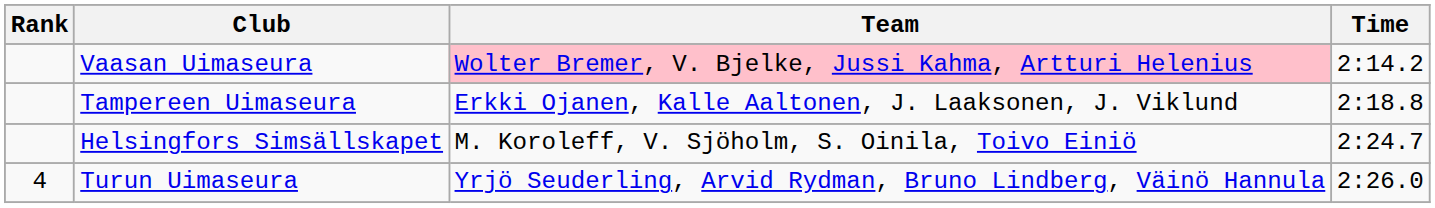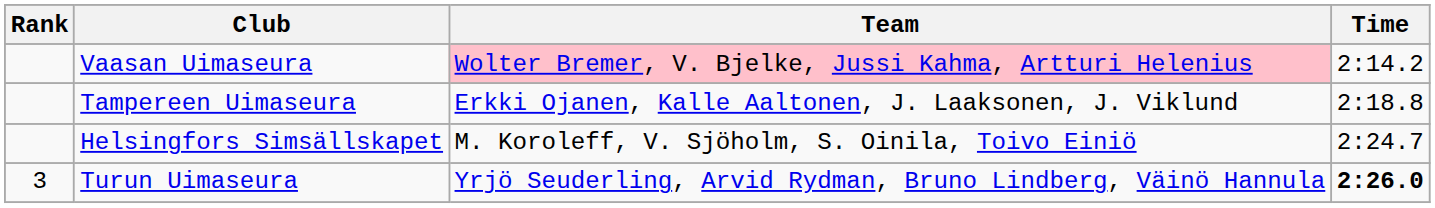(40, 182) 4 -> (40, 182) 3
(1380, 182) normal -> (1380, 182) bold
